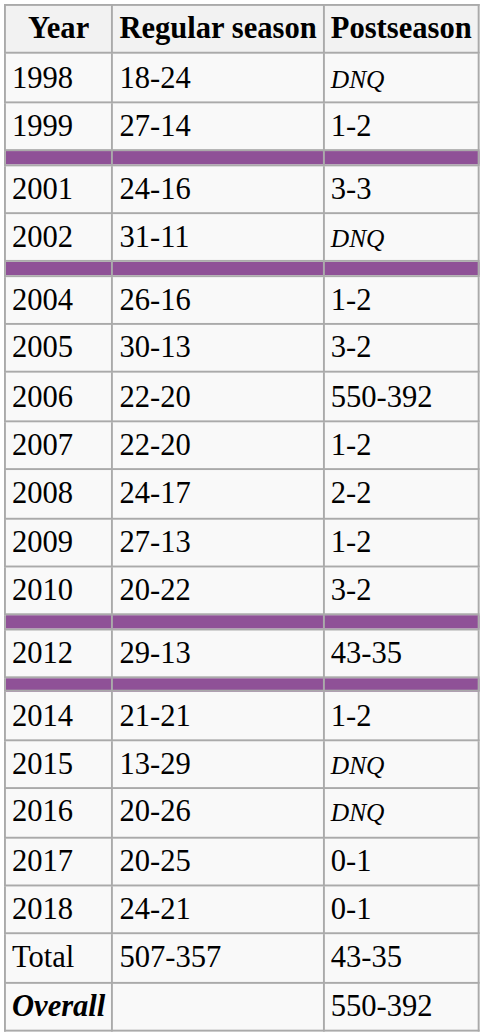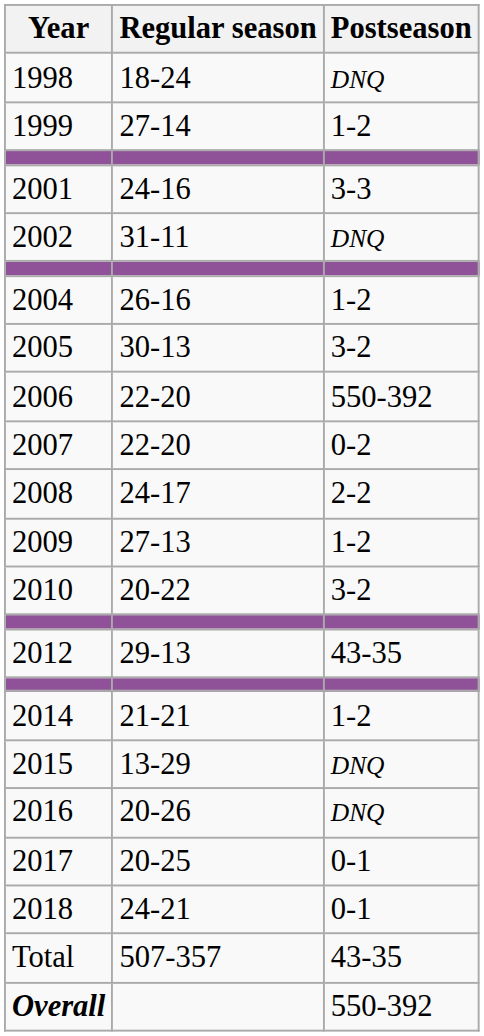(351, 444) 1-2 -> (351, 444) 0-2
